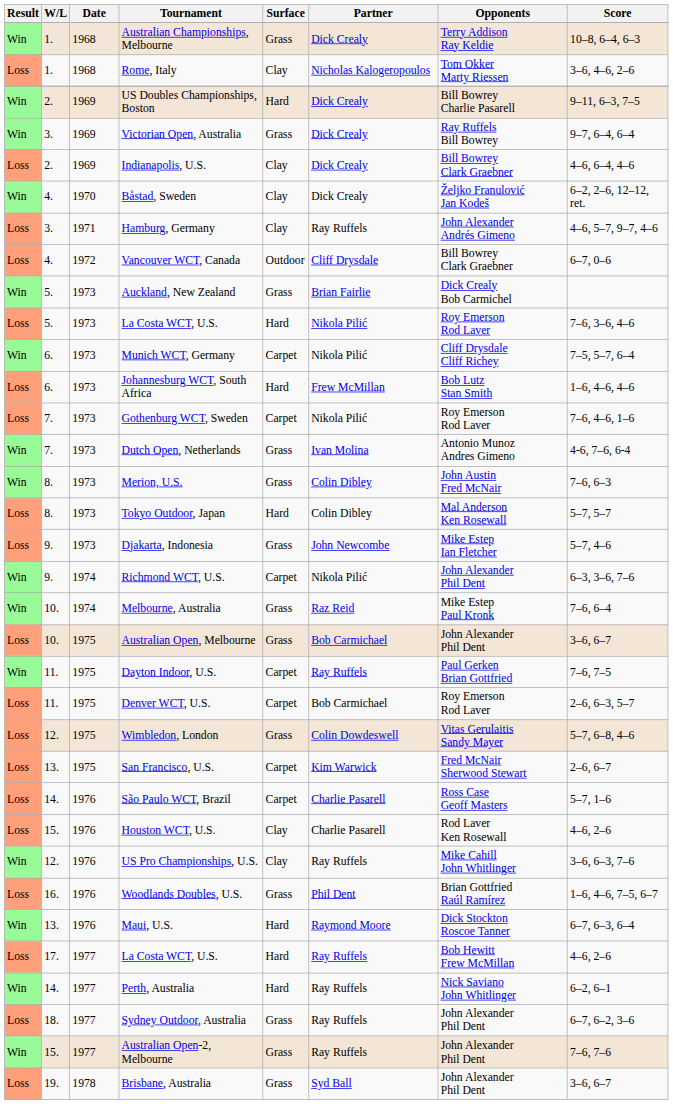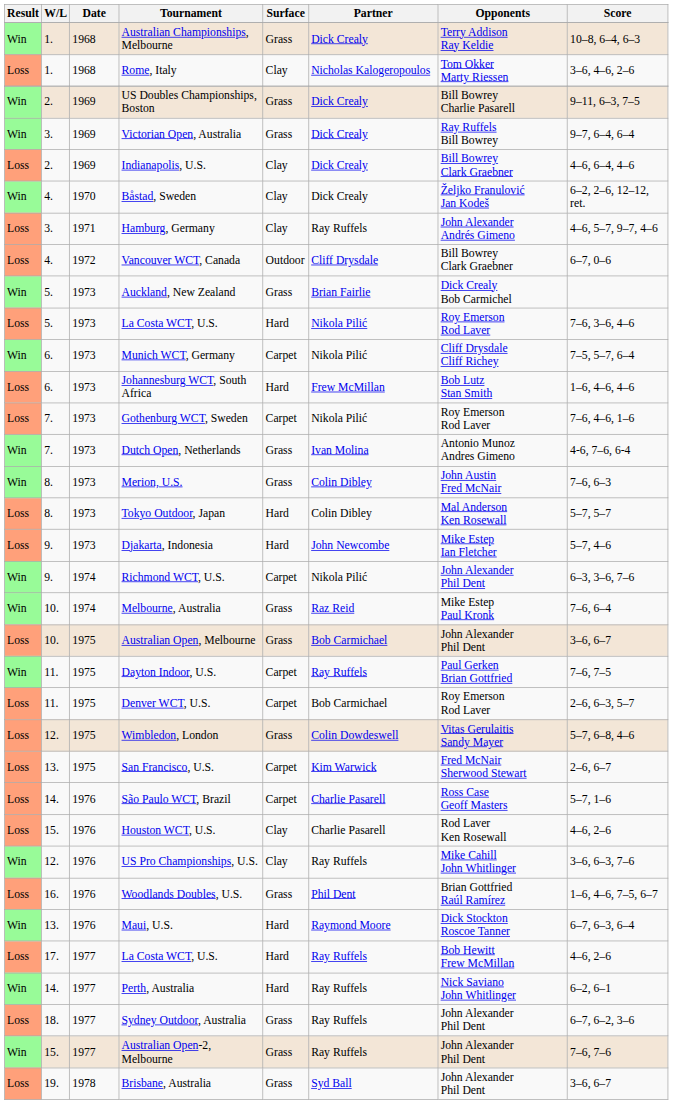(277, 102) Hard -> (279, 102) Grass
(279, 545) Grass -> (277, 545) Hard
